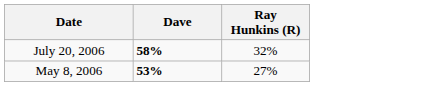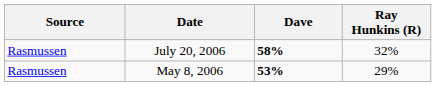+ column: (65, 22)
(266, 71) 27% -> (386, 71) 29%
